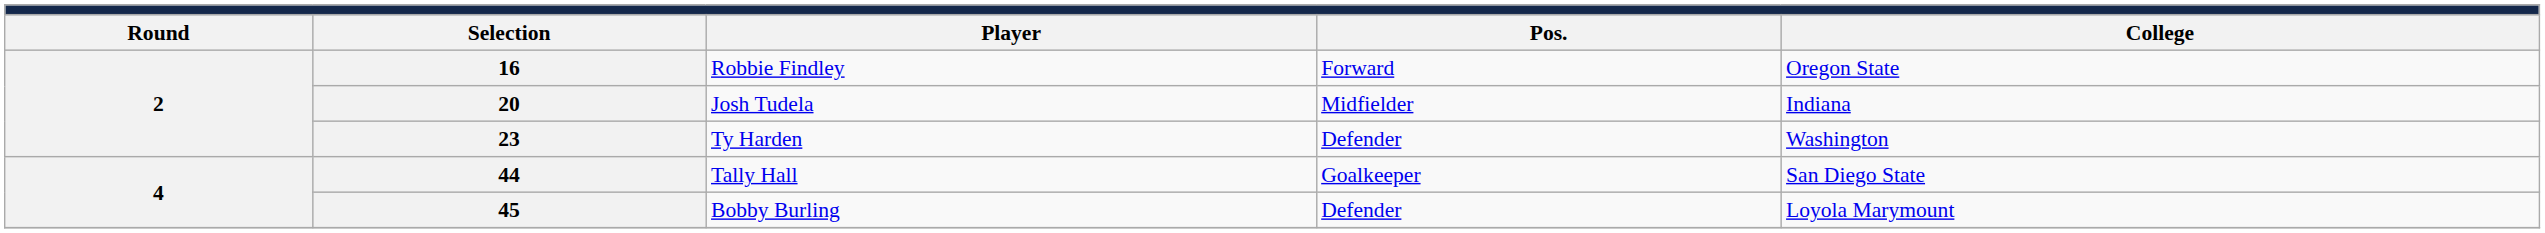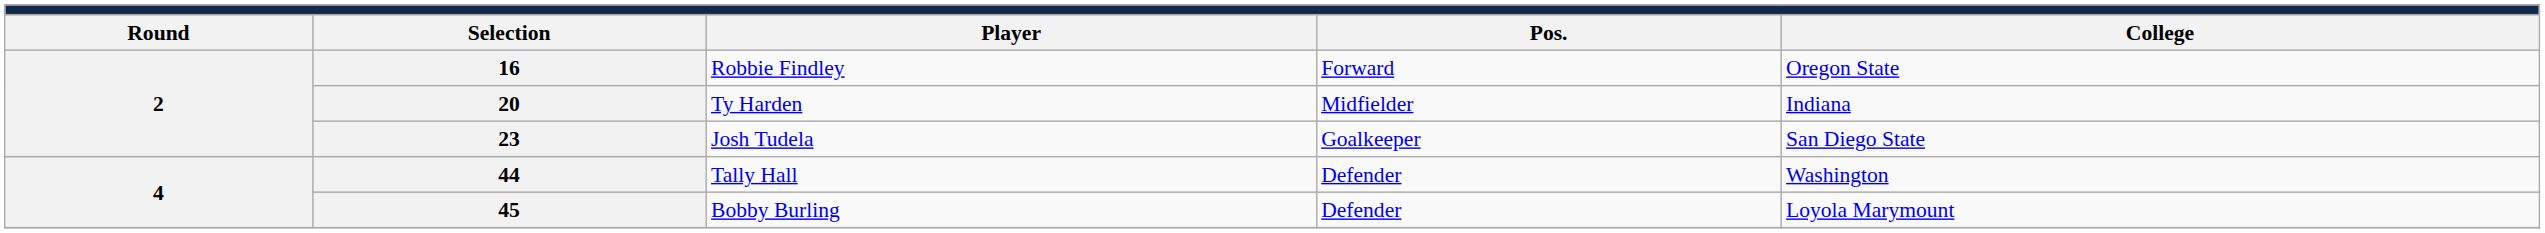(762, 103) Josh Tudela -> (757, 103) Ty Harden
(757, 139) Ty Harden -> (762, 139) Josh Tudela
(1361, 139) Defender -> (1371, 139) Goalkeeper
(1837, 139) Washington -> (1856, 139) San Diego State
(1371, 174) Goalkeeper -> (1361, 174) Defender
(1856, 174) San Diego State -> (1837, 174) Washington
